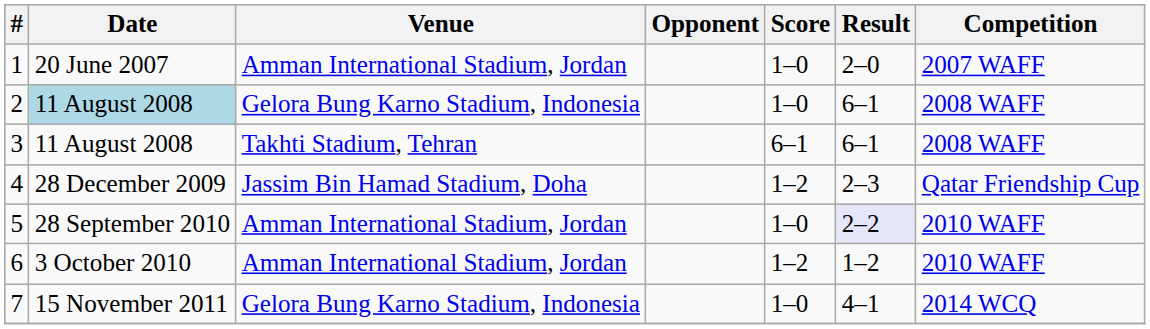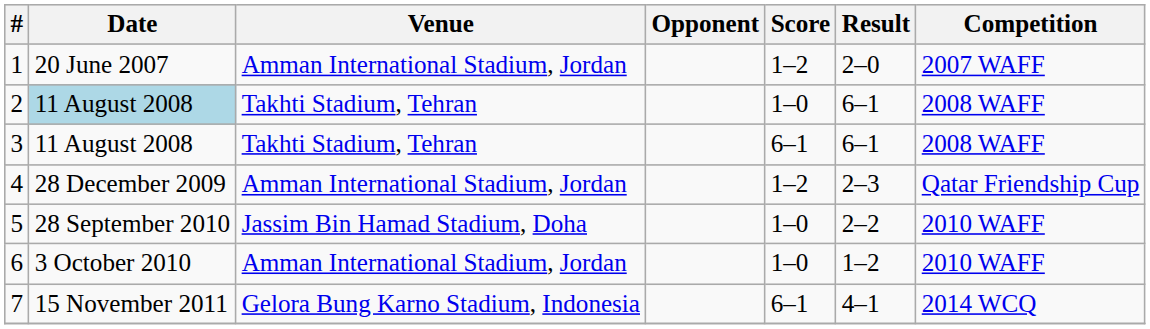(789, 64) 1–0 -> (789, 64) 1–2
(441, 104) Gelora Bung Karno Stadium, Indonesia -> (359, 104) Takhti Stadium, Tehran
(414, 183) Jassim Bin Hamad Stadium, Doha -> (434, 183) Amman International Stadium, Jordan
(434, 223) Amman International Stadium, Jordan -> (414, 223) Jassim Bin Hamad Stadium, Doha
(861, 223) lavender background -> (861, 223) no background
(789, 263) 1–2 -> (789, 263) 1–0
(789, 303) 1–0 -> (789, 303) 6–1
